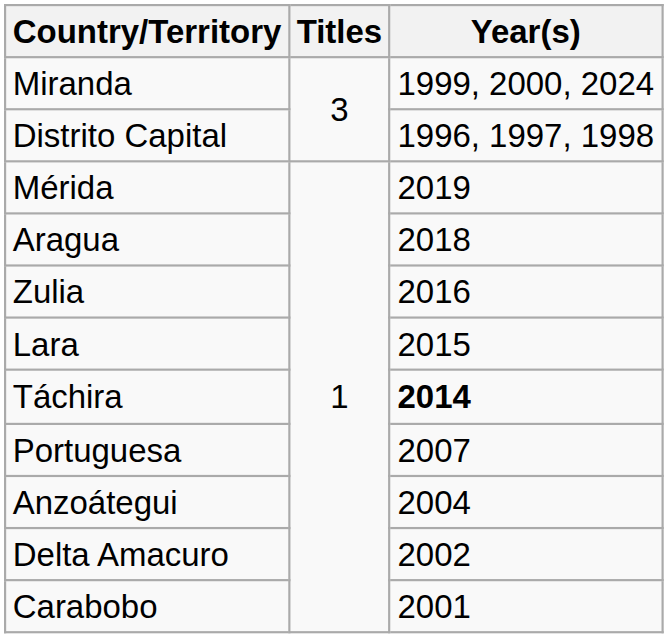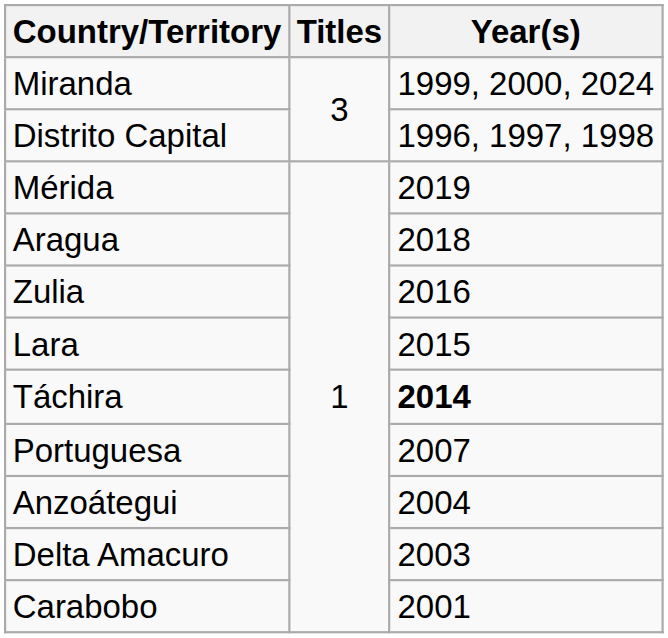(434, 554) 2002 -> (434, 554) 2003
